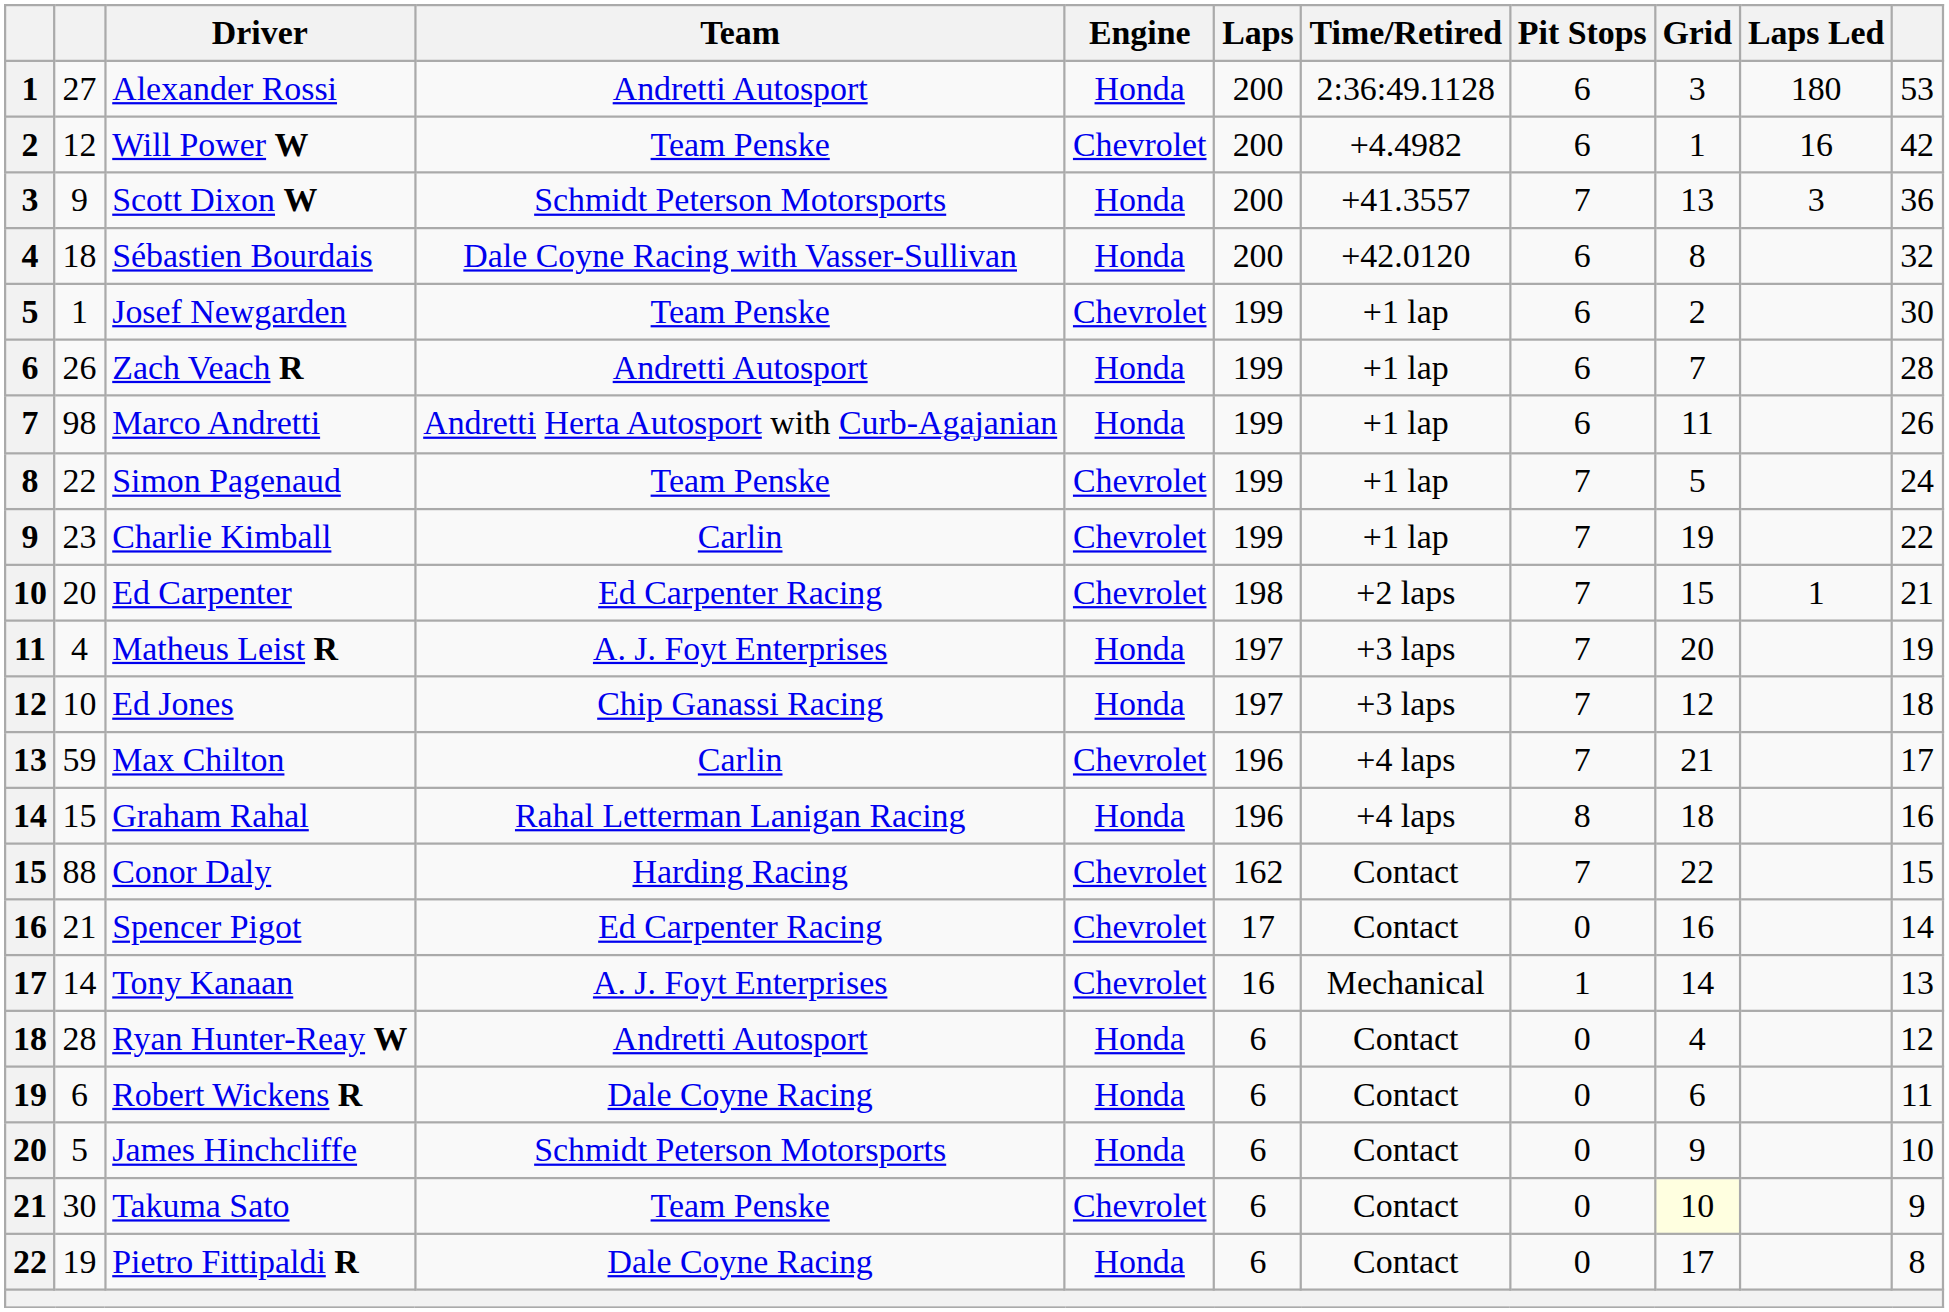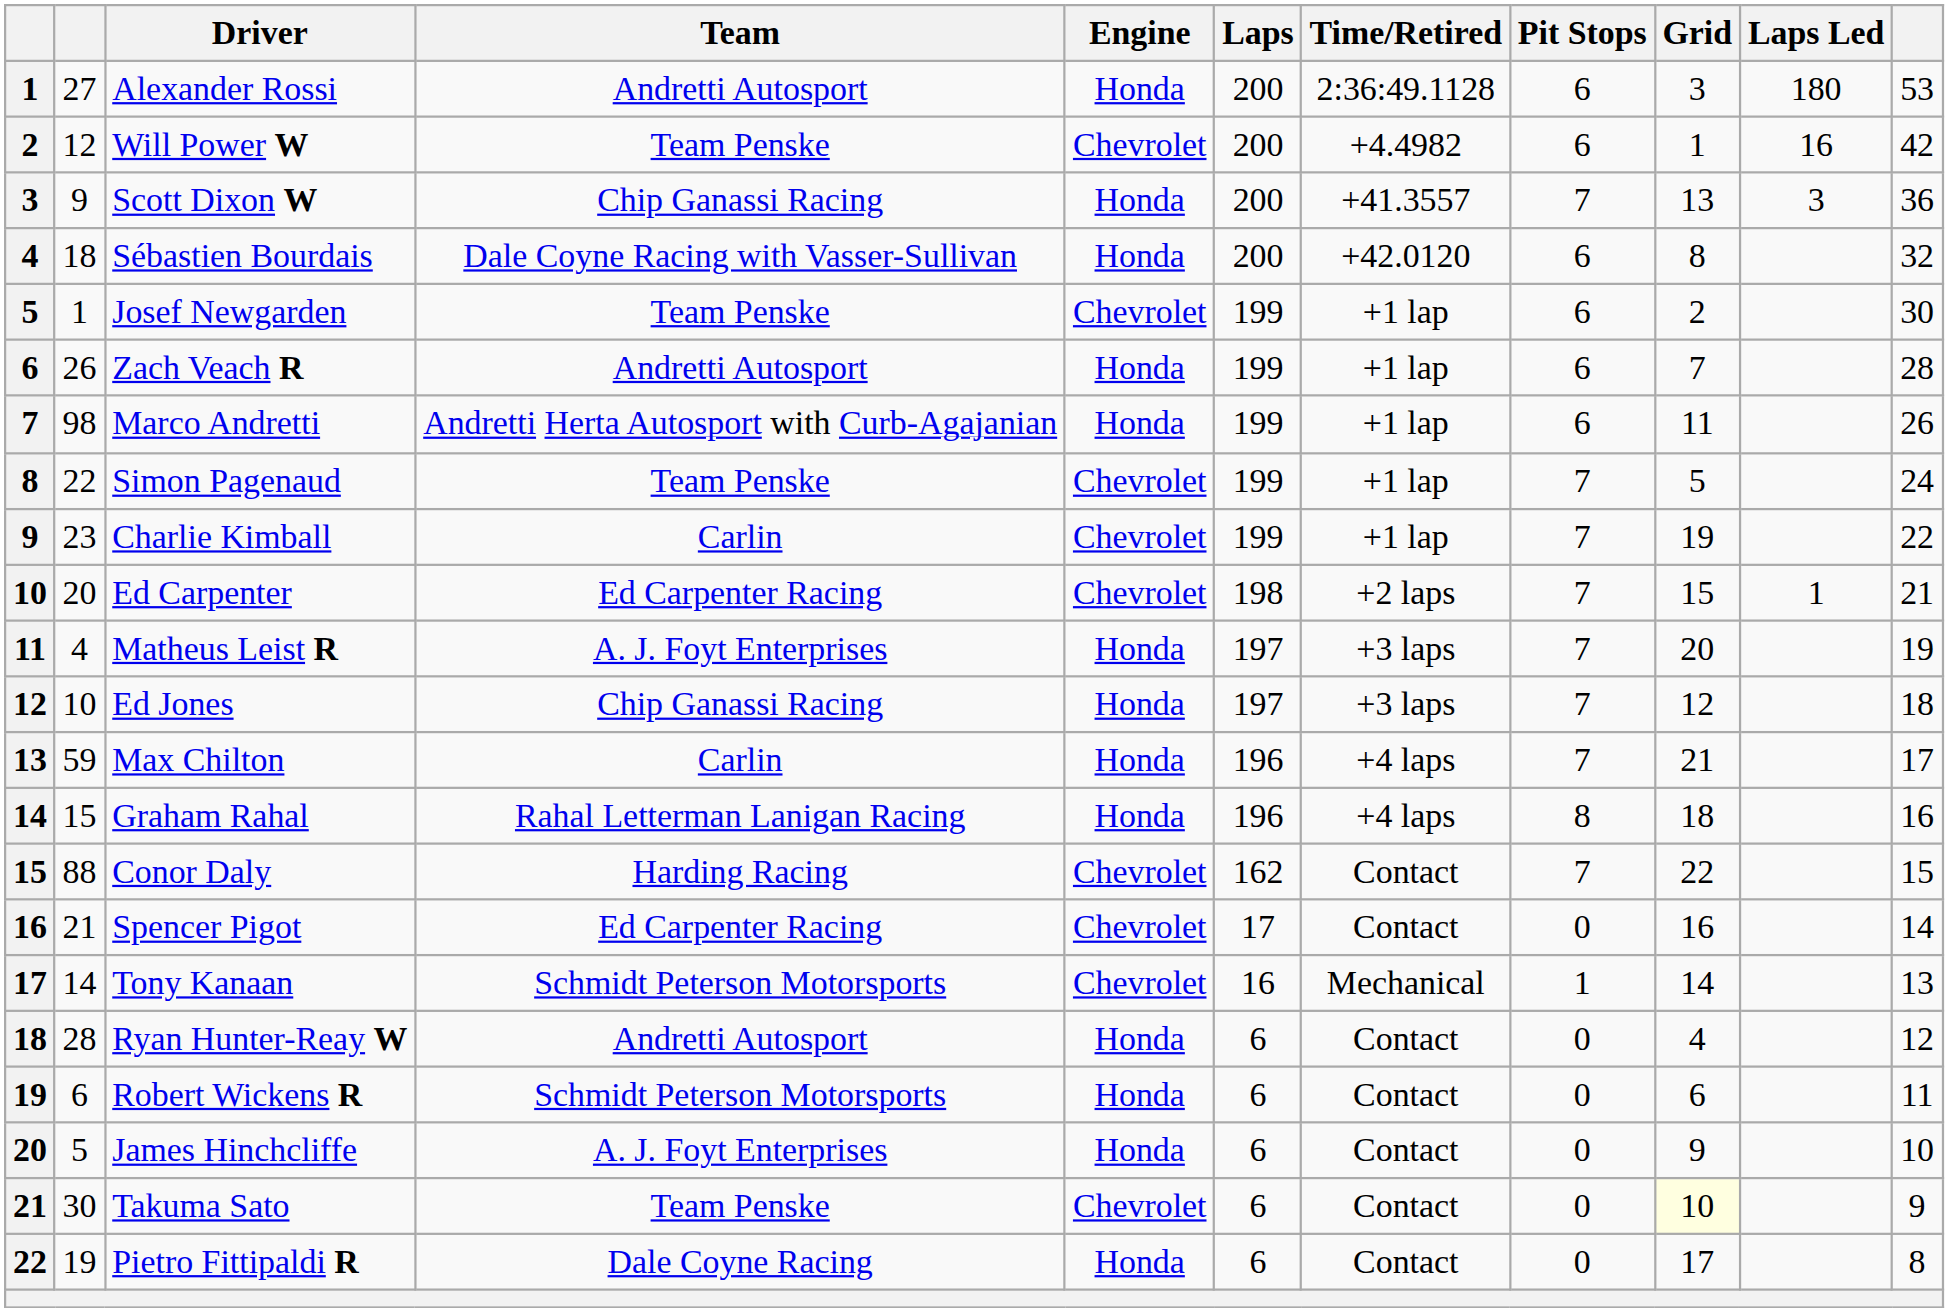(740, 200) Schmidt Peterson Motorsports -> (740, 200) Chip Ganassi Racing
(1140, 759) Chevrolet -> (1140, 759) Honda
(740, 982) A. J. Foyt Enterprises -> (740, 982) Schmidt Peterson Motorsports
(740, 1094) Dale Coyne Racing -> (740, 1094) Schmidt Peterson Motorsports
(740, 1150) Schmidt Peterson Motorsports -> (740, 1150) A. J. Foyt Enterprises
